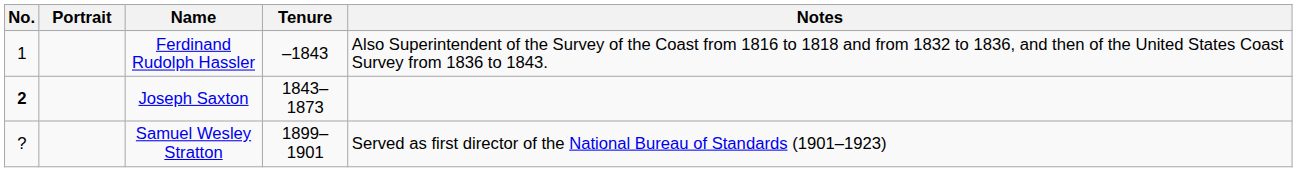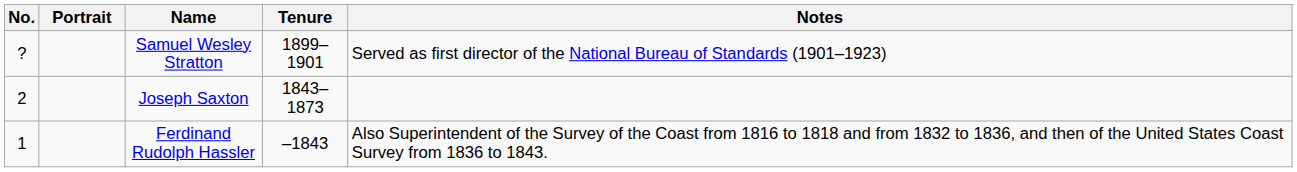rows swapped: (194, 53) <-> (193, 143)
(22, 98) bold -> (22, 98) normal
